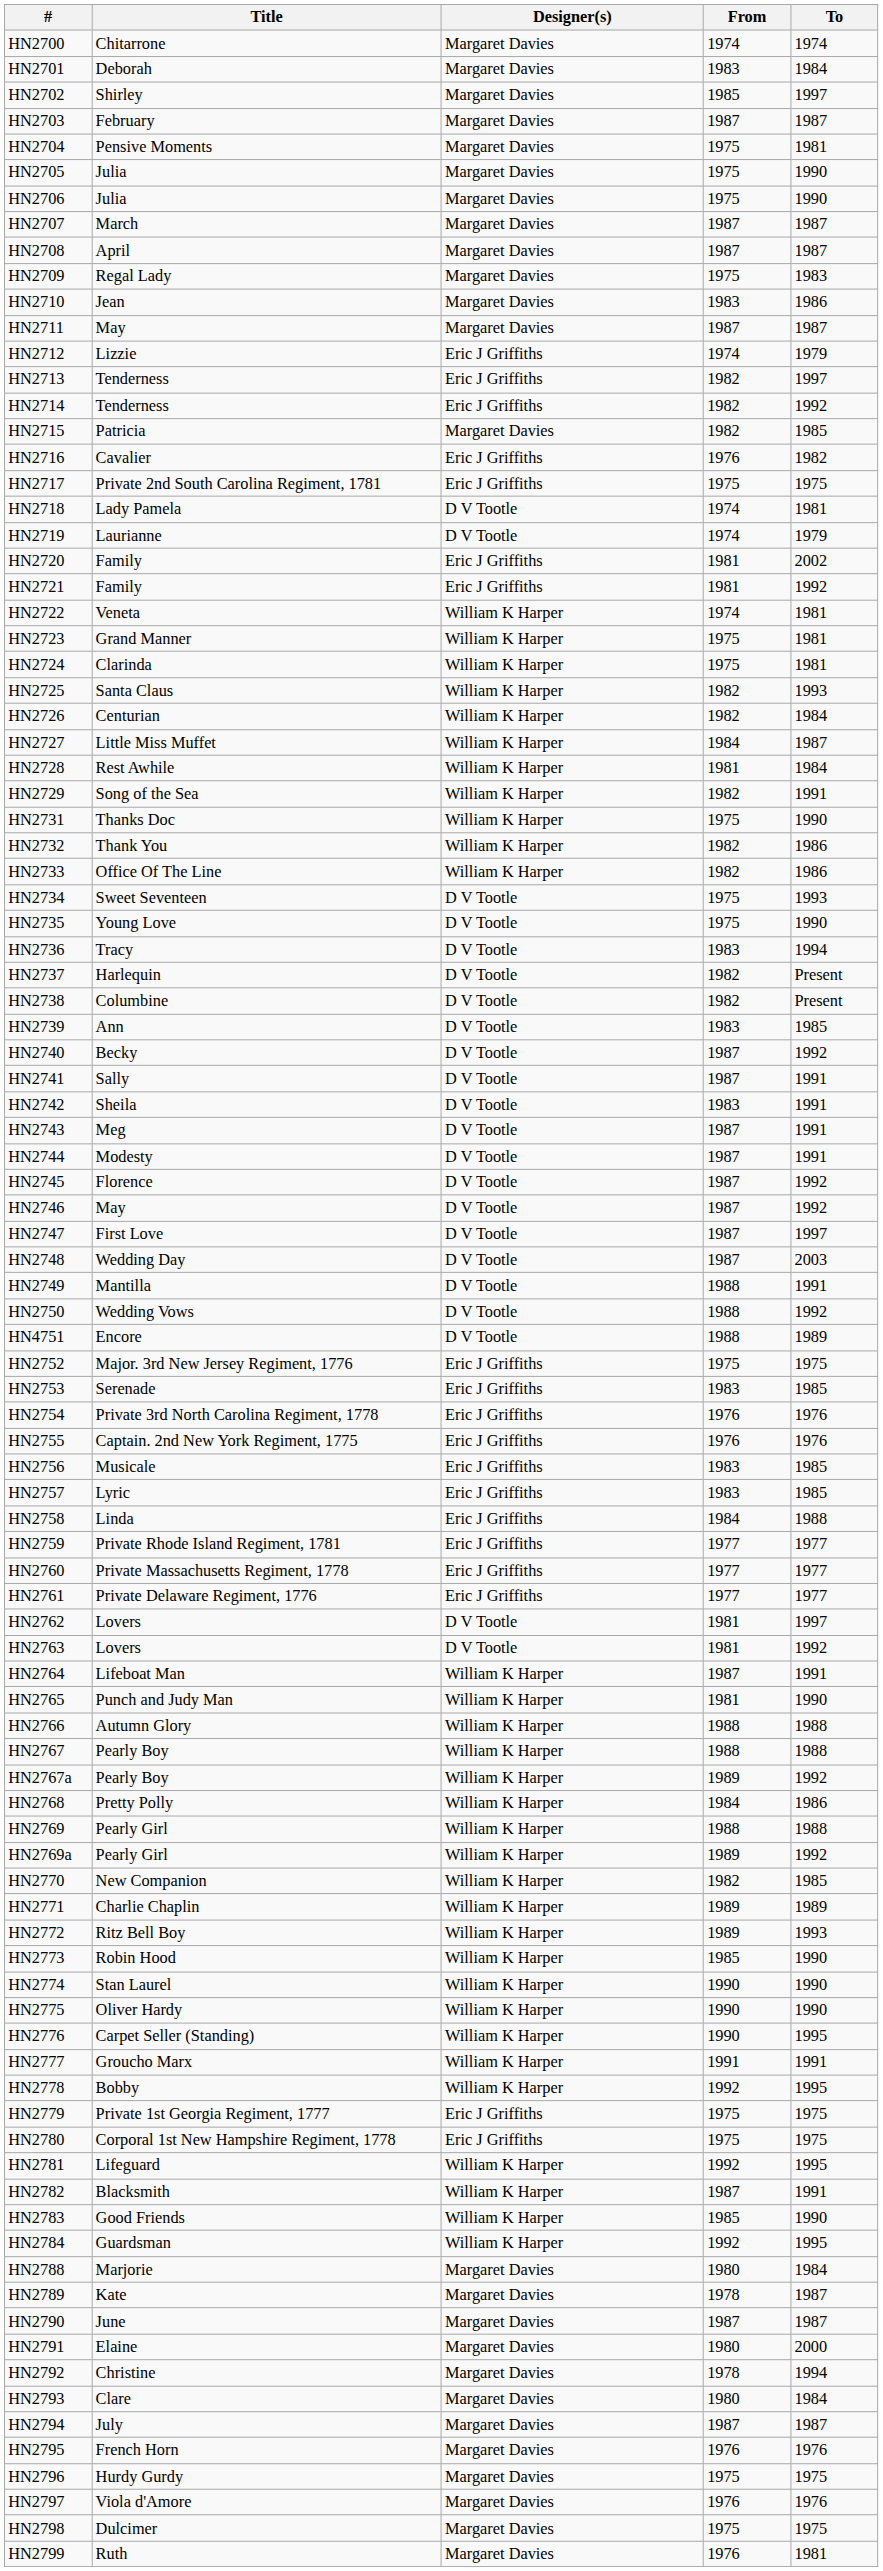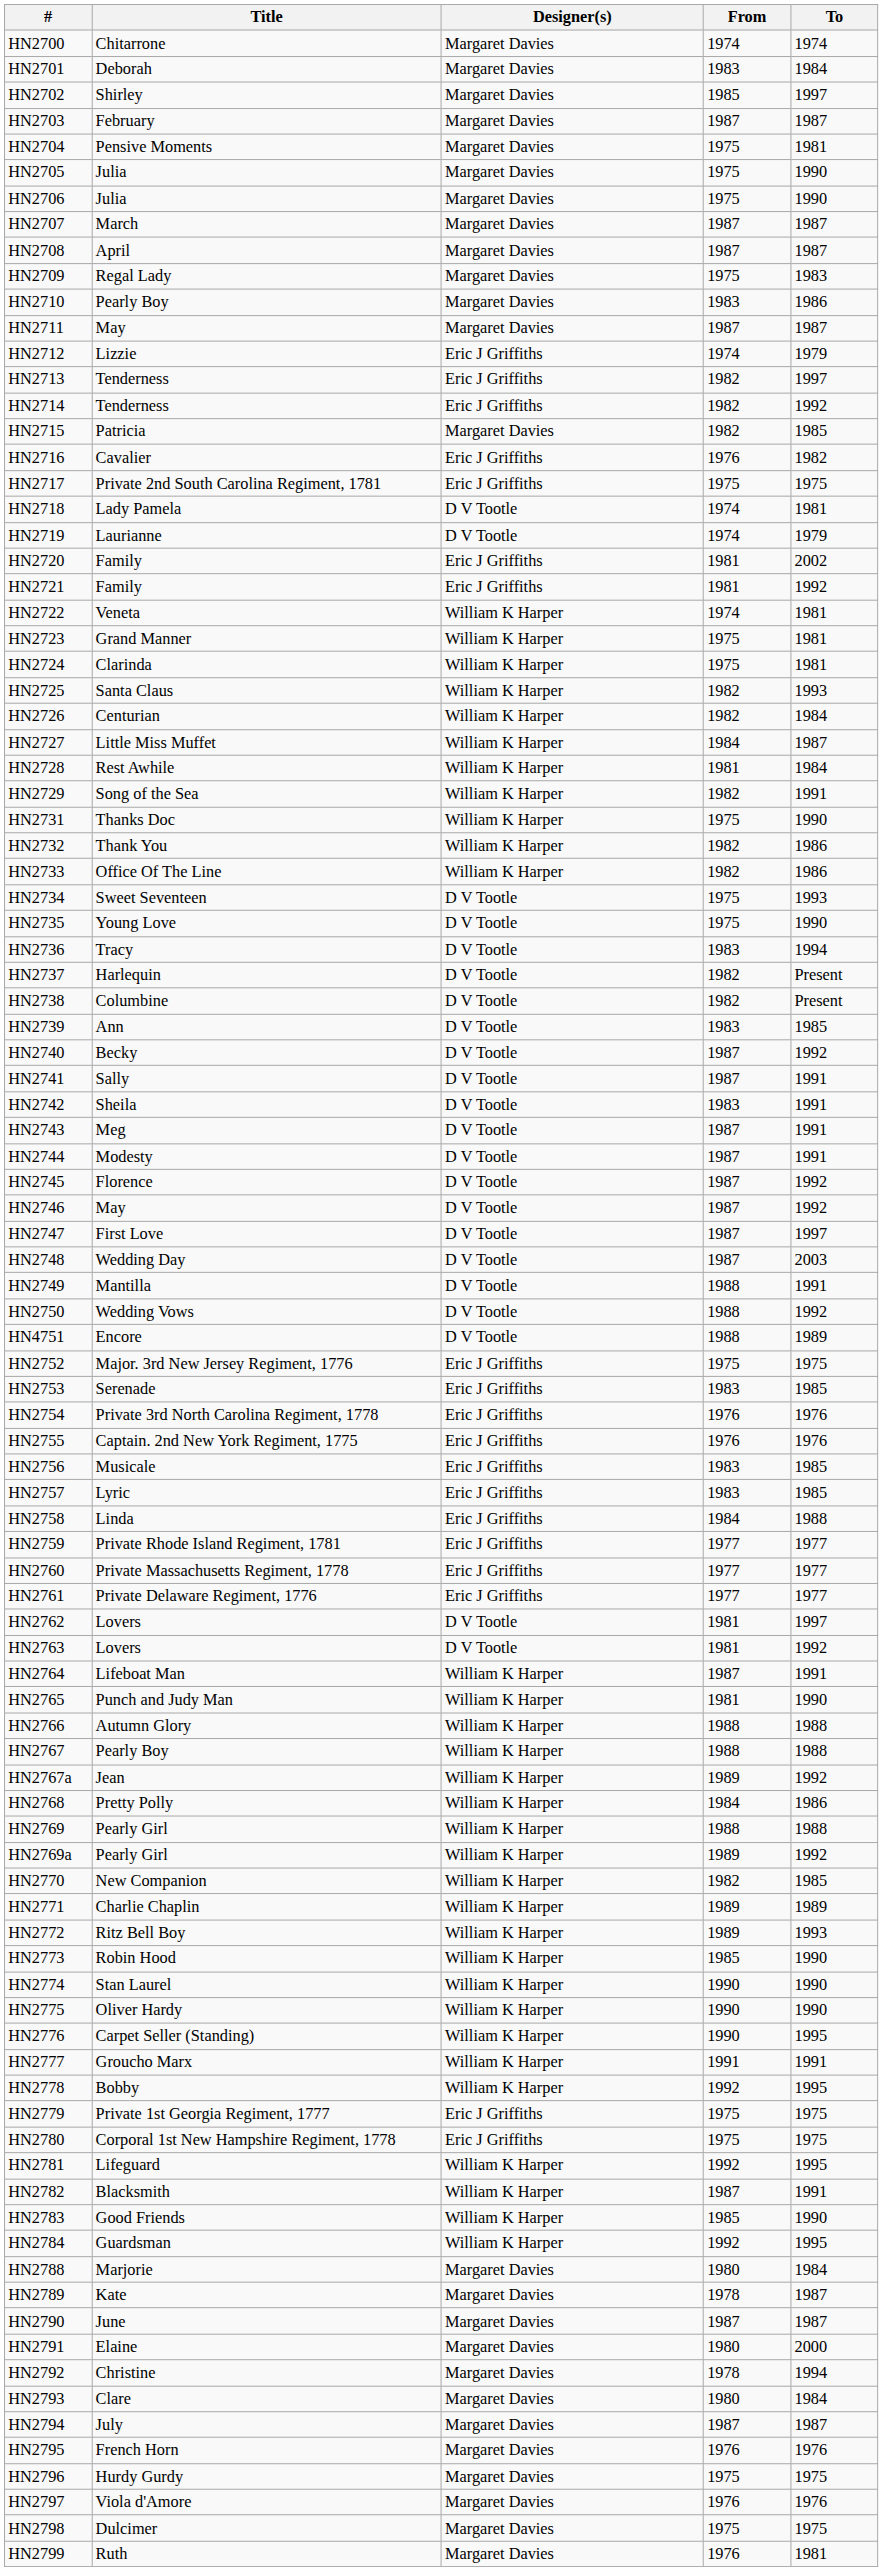(110, 302) Jean -> (132, 302) Pearly Boy
(132, 1777) Pearly Boy -> (110, 1777) Jean
